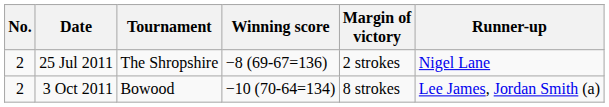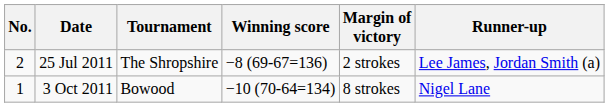(454, 63) Nigel Lane -> (509, 63) Lee James, Jordan Smith (a)
(20, 89) 2 -> (20, 89) 1
(509, 89) Lee James, Jordan Smith (a) -> (454, 89) Nigel Lane
